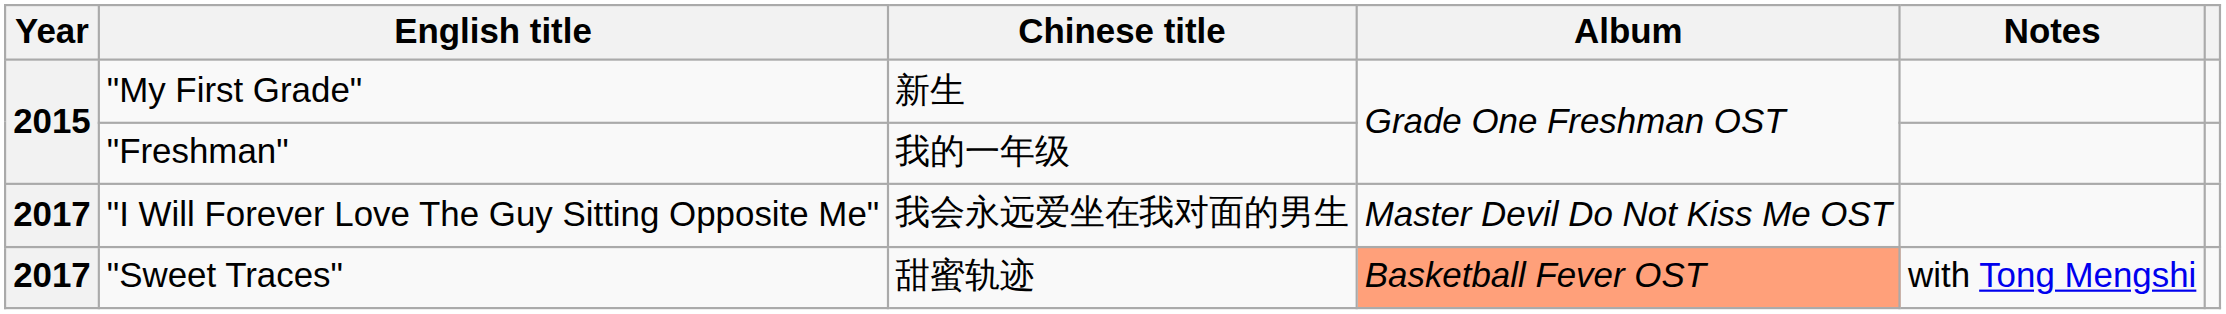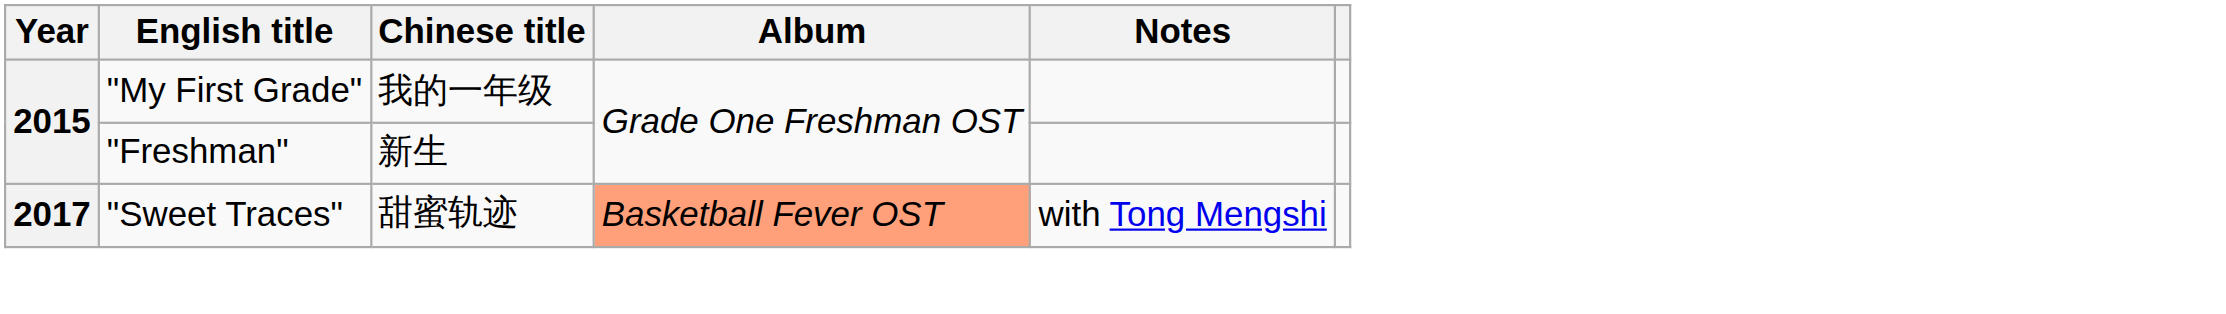(930, 89) 新生 -> (465, 89) 我的一年级
(982, 151) 我的一年级 -> (413, 151) 新生
- row: (493, 214)
